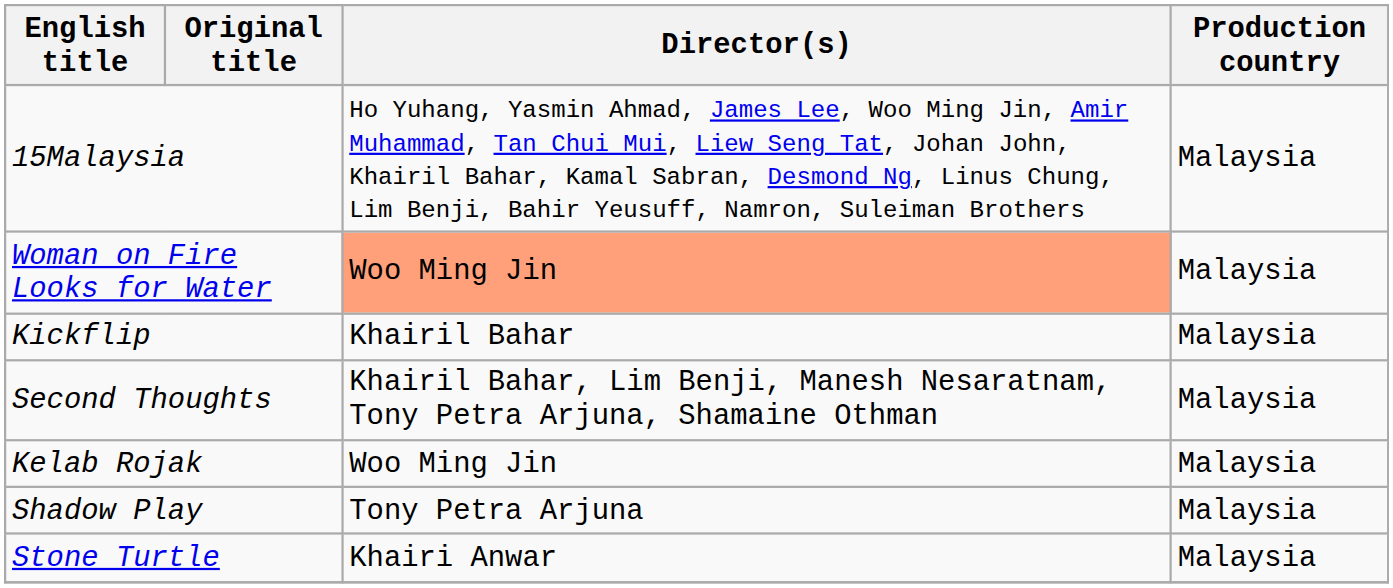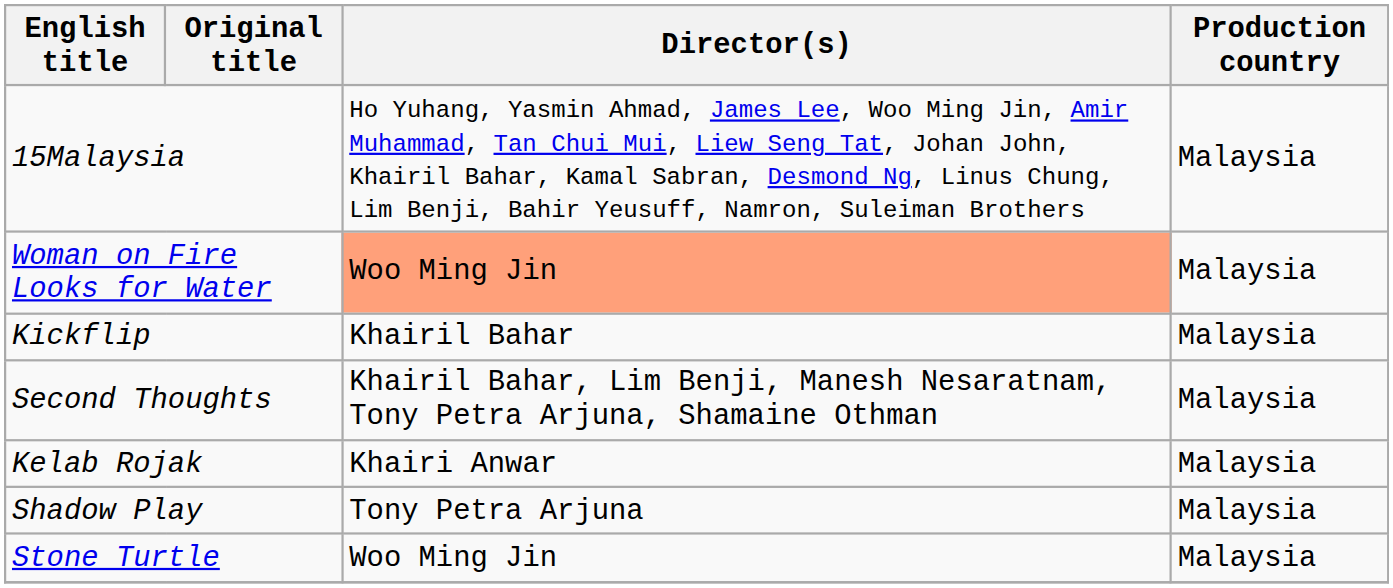(453, 464) Woo Ming Jin -> (453, 464) Khairi Anwar
(453, 558) Khairi Anwar -> (453, 558) Woo Ming Jin
